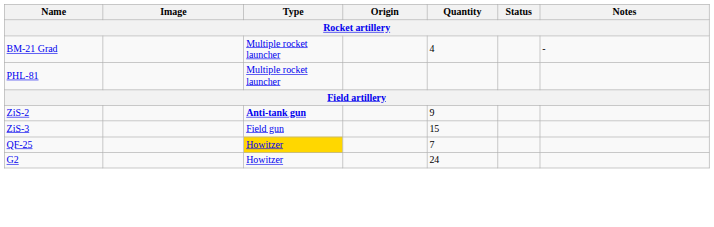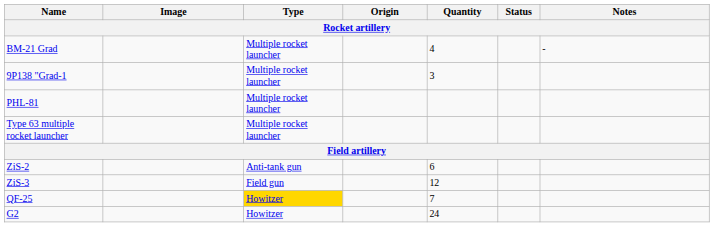+ row: (37, 76)
+ row: (40, 130)
(276, 113) bold -> (274, 167) normal
(432, 113) 9 -> (432, 167) 6
(434, 129) 15 -> (434, 182) 12
